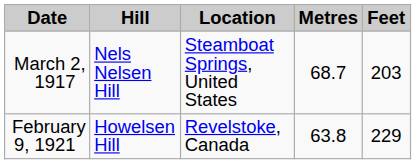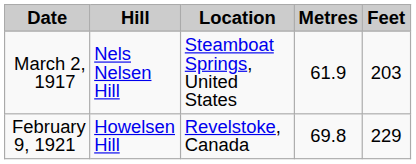(328, 72) 68.7 -> (328, 72) 61.9
(328, 136) 63.8 -> (328, 136) 69.8
